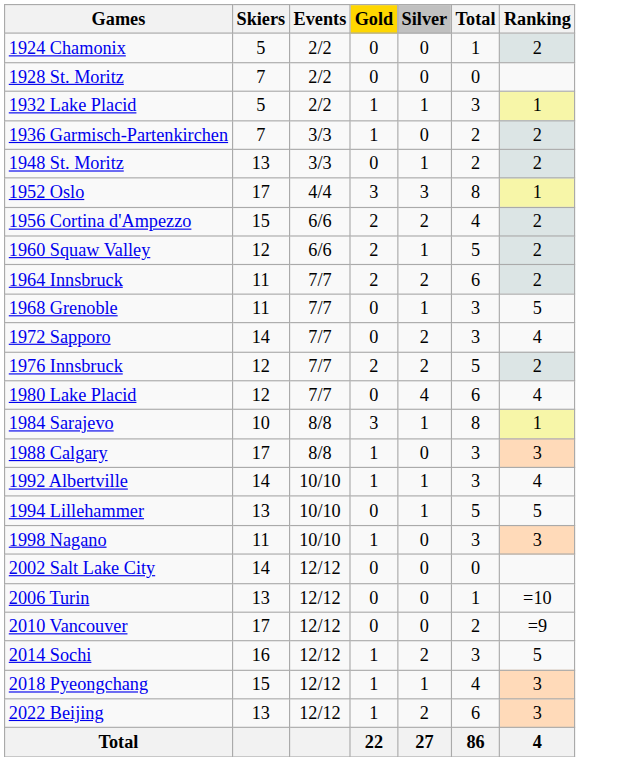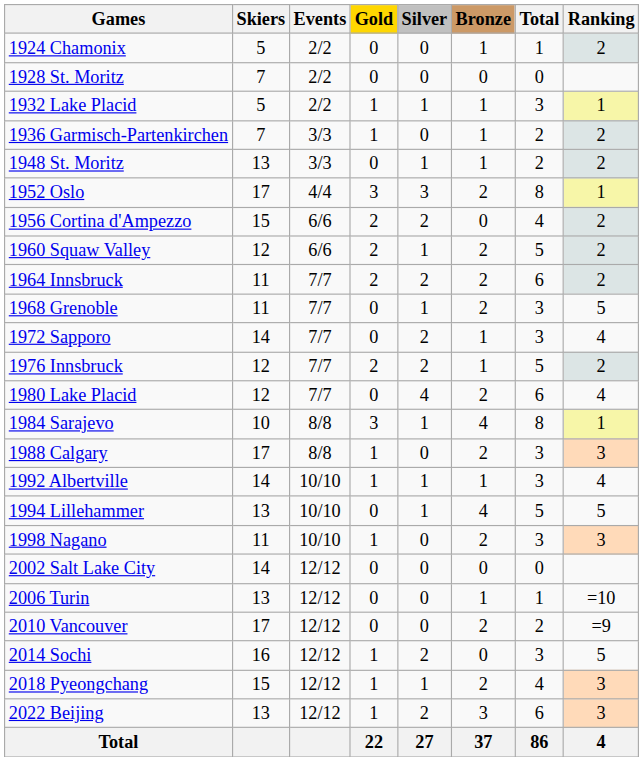+ column: (483, 18)
